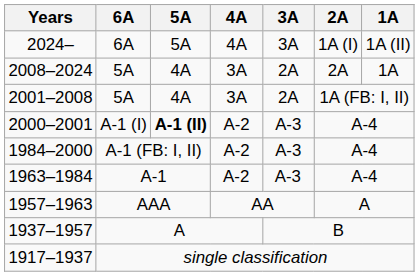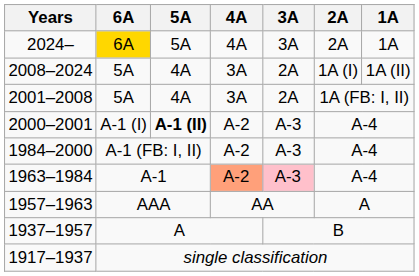(124, 44) no background -> (124, 44) gold background
(338, 44) 1A (I) -> (338, 44) 2A
(388, 44) 1A (II) -> (388, 44) 1A
(338, 71) 2A -> (338, 71) 1A (I)
(388, 71) 1A -> (388, 71) 1A (II)
(237, 177) no background -> (237, 177) lightsalmon background
(288, 177) no background -> (288, 177) pink background
